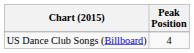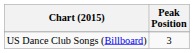(169, 40) 4 -> (169, 40) 3
